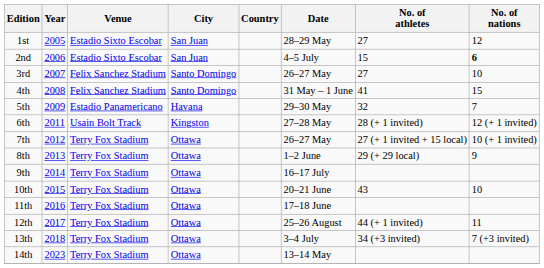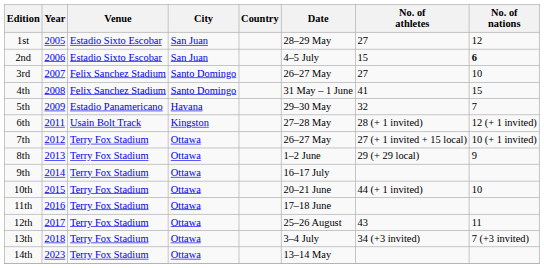(363, 189) 43 -> (390, 189) 44 (+ 1 invited)
(390, 222) 44 (+ 1 invited) -> (363, 222) 43
